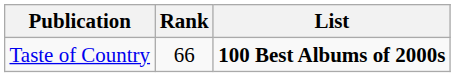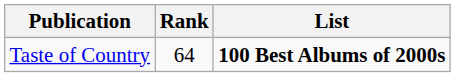(184, 54) 66 -> (184, 54) 64
